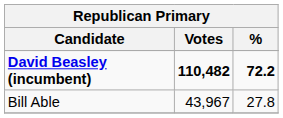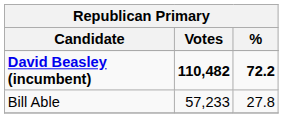(207, 102) 43,967 -> (207, 102) 57,233
